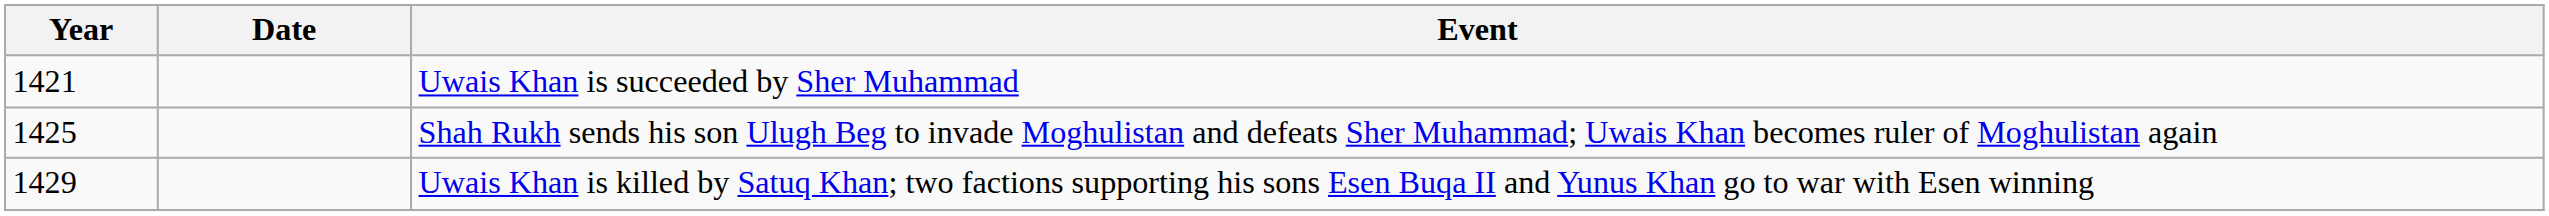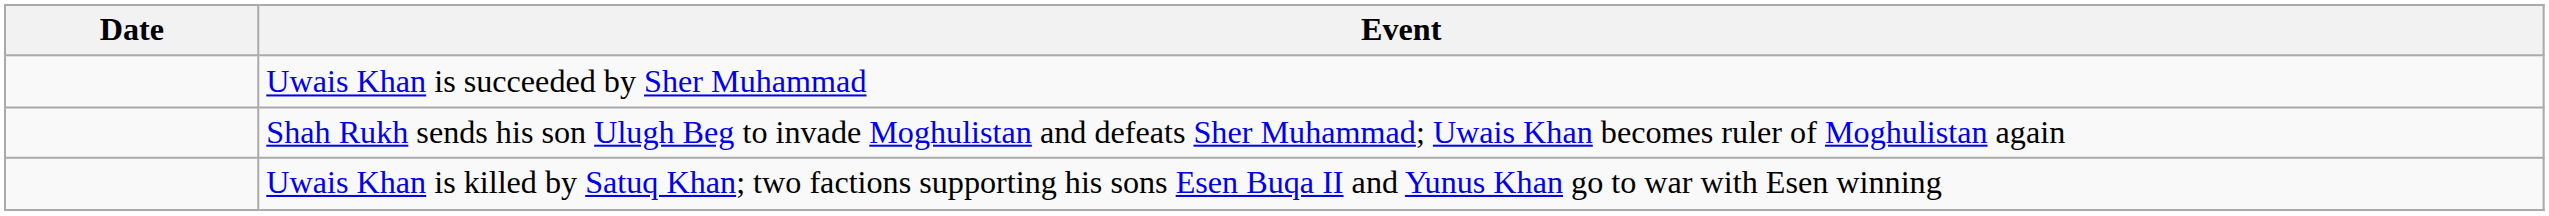- column: (81, 30)
